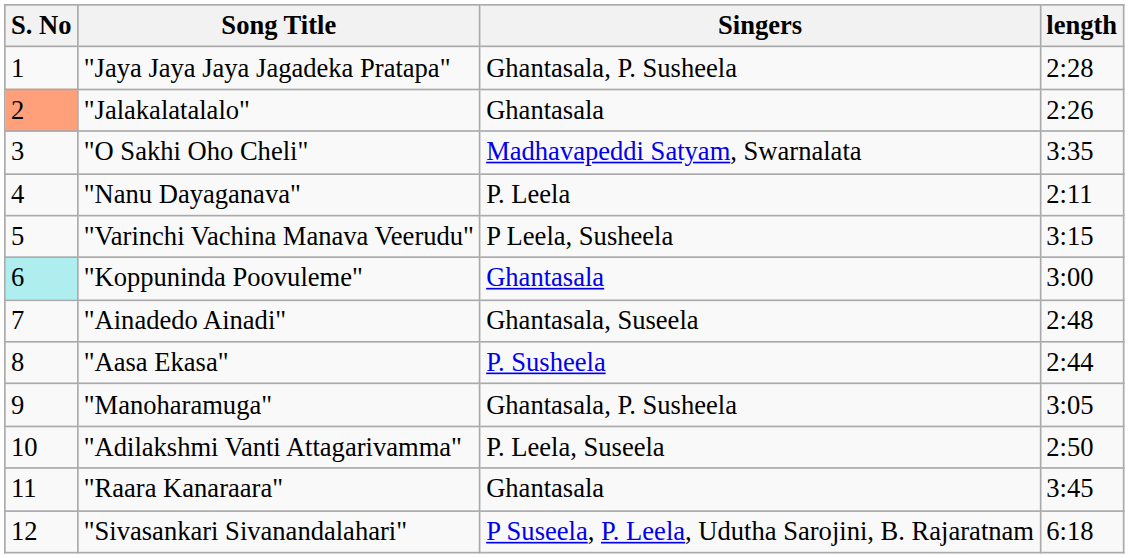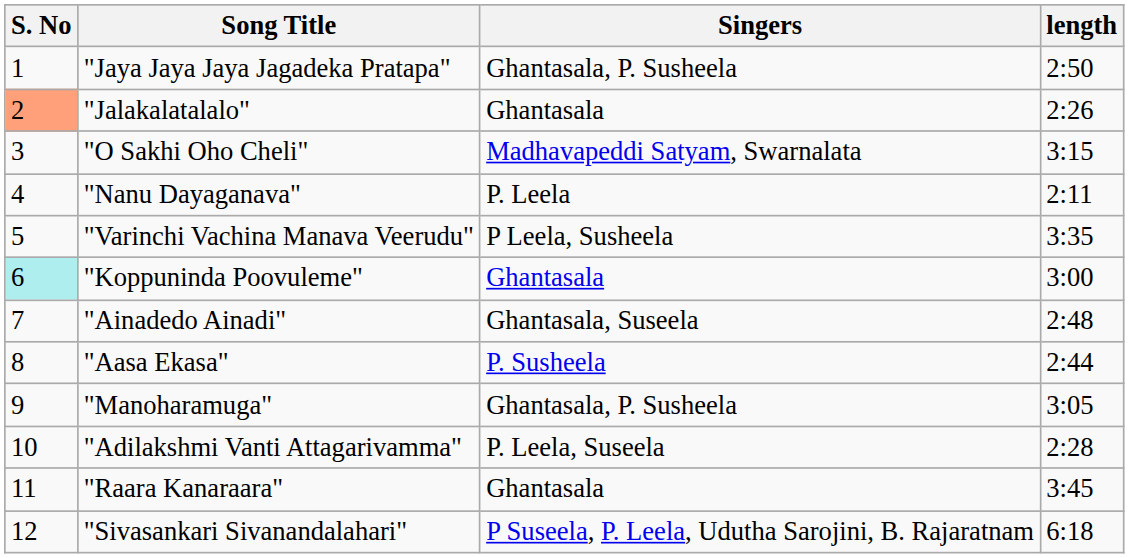(1070, 67) 2:28 -> (1070, 67) 2:50
(1070, 151) 3:35 -> (1070, 151) 3:15
(1070, 236) 3:15 -> (1070, 236) 3:35
(1070, 446) 2:50 -> (1070, 446) 2:28
